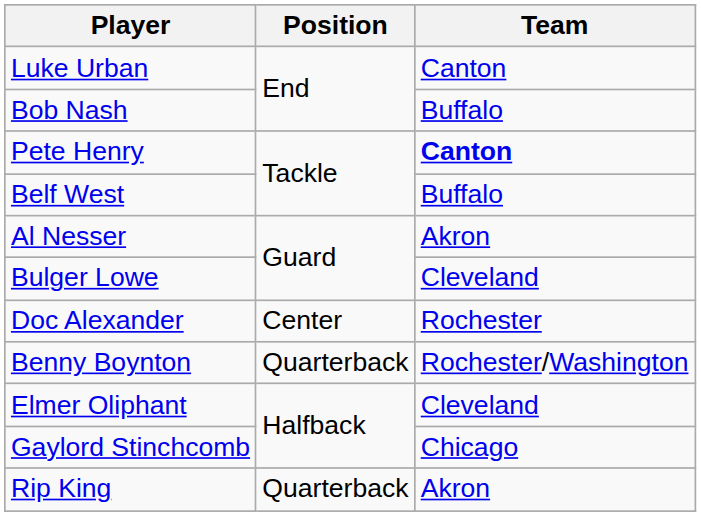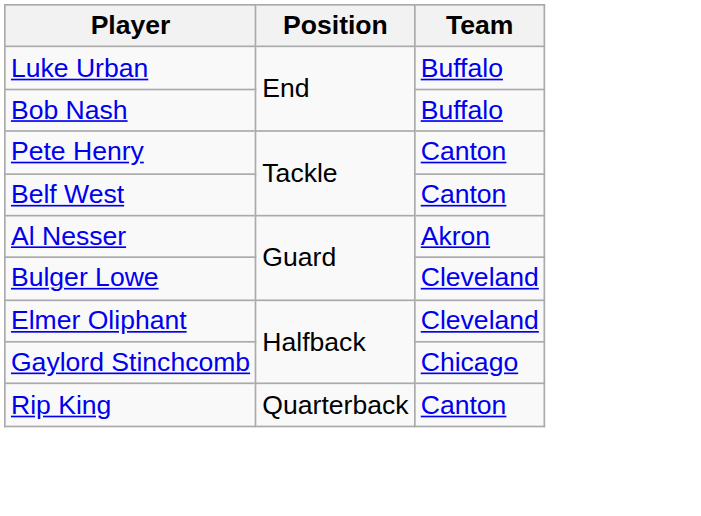(464, 67) Canton -> (462, 67) Buffalo
(466, 151) bold -> (464, 151) normal
(462, 194) Buffalo -> (464, 194) Canton
- row: (97, 320)
- row: (101, 362)
(455, 488) Akron -> (464, 404) Canton
